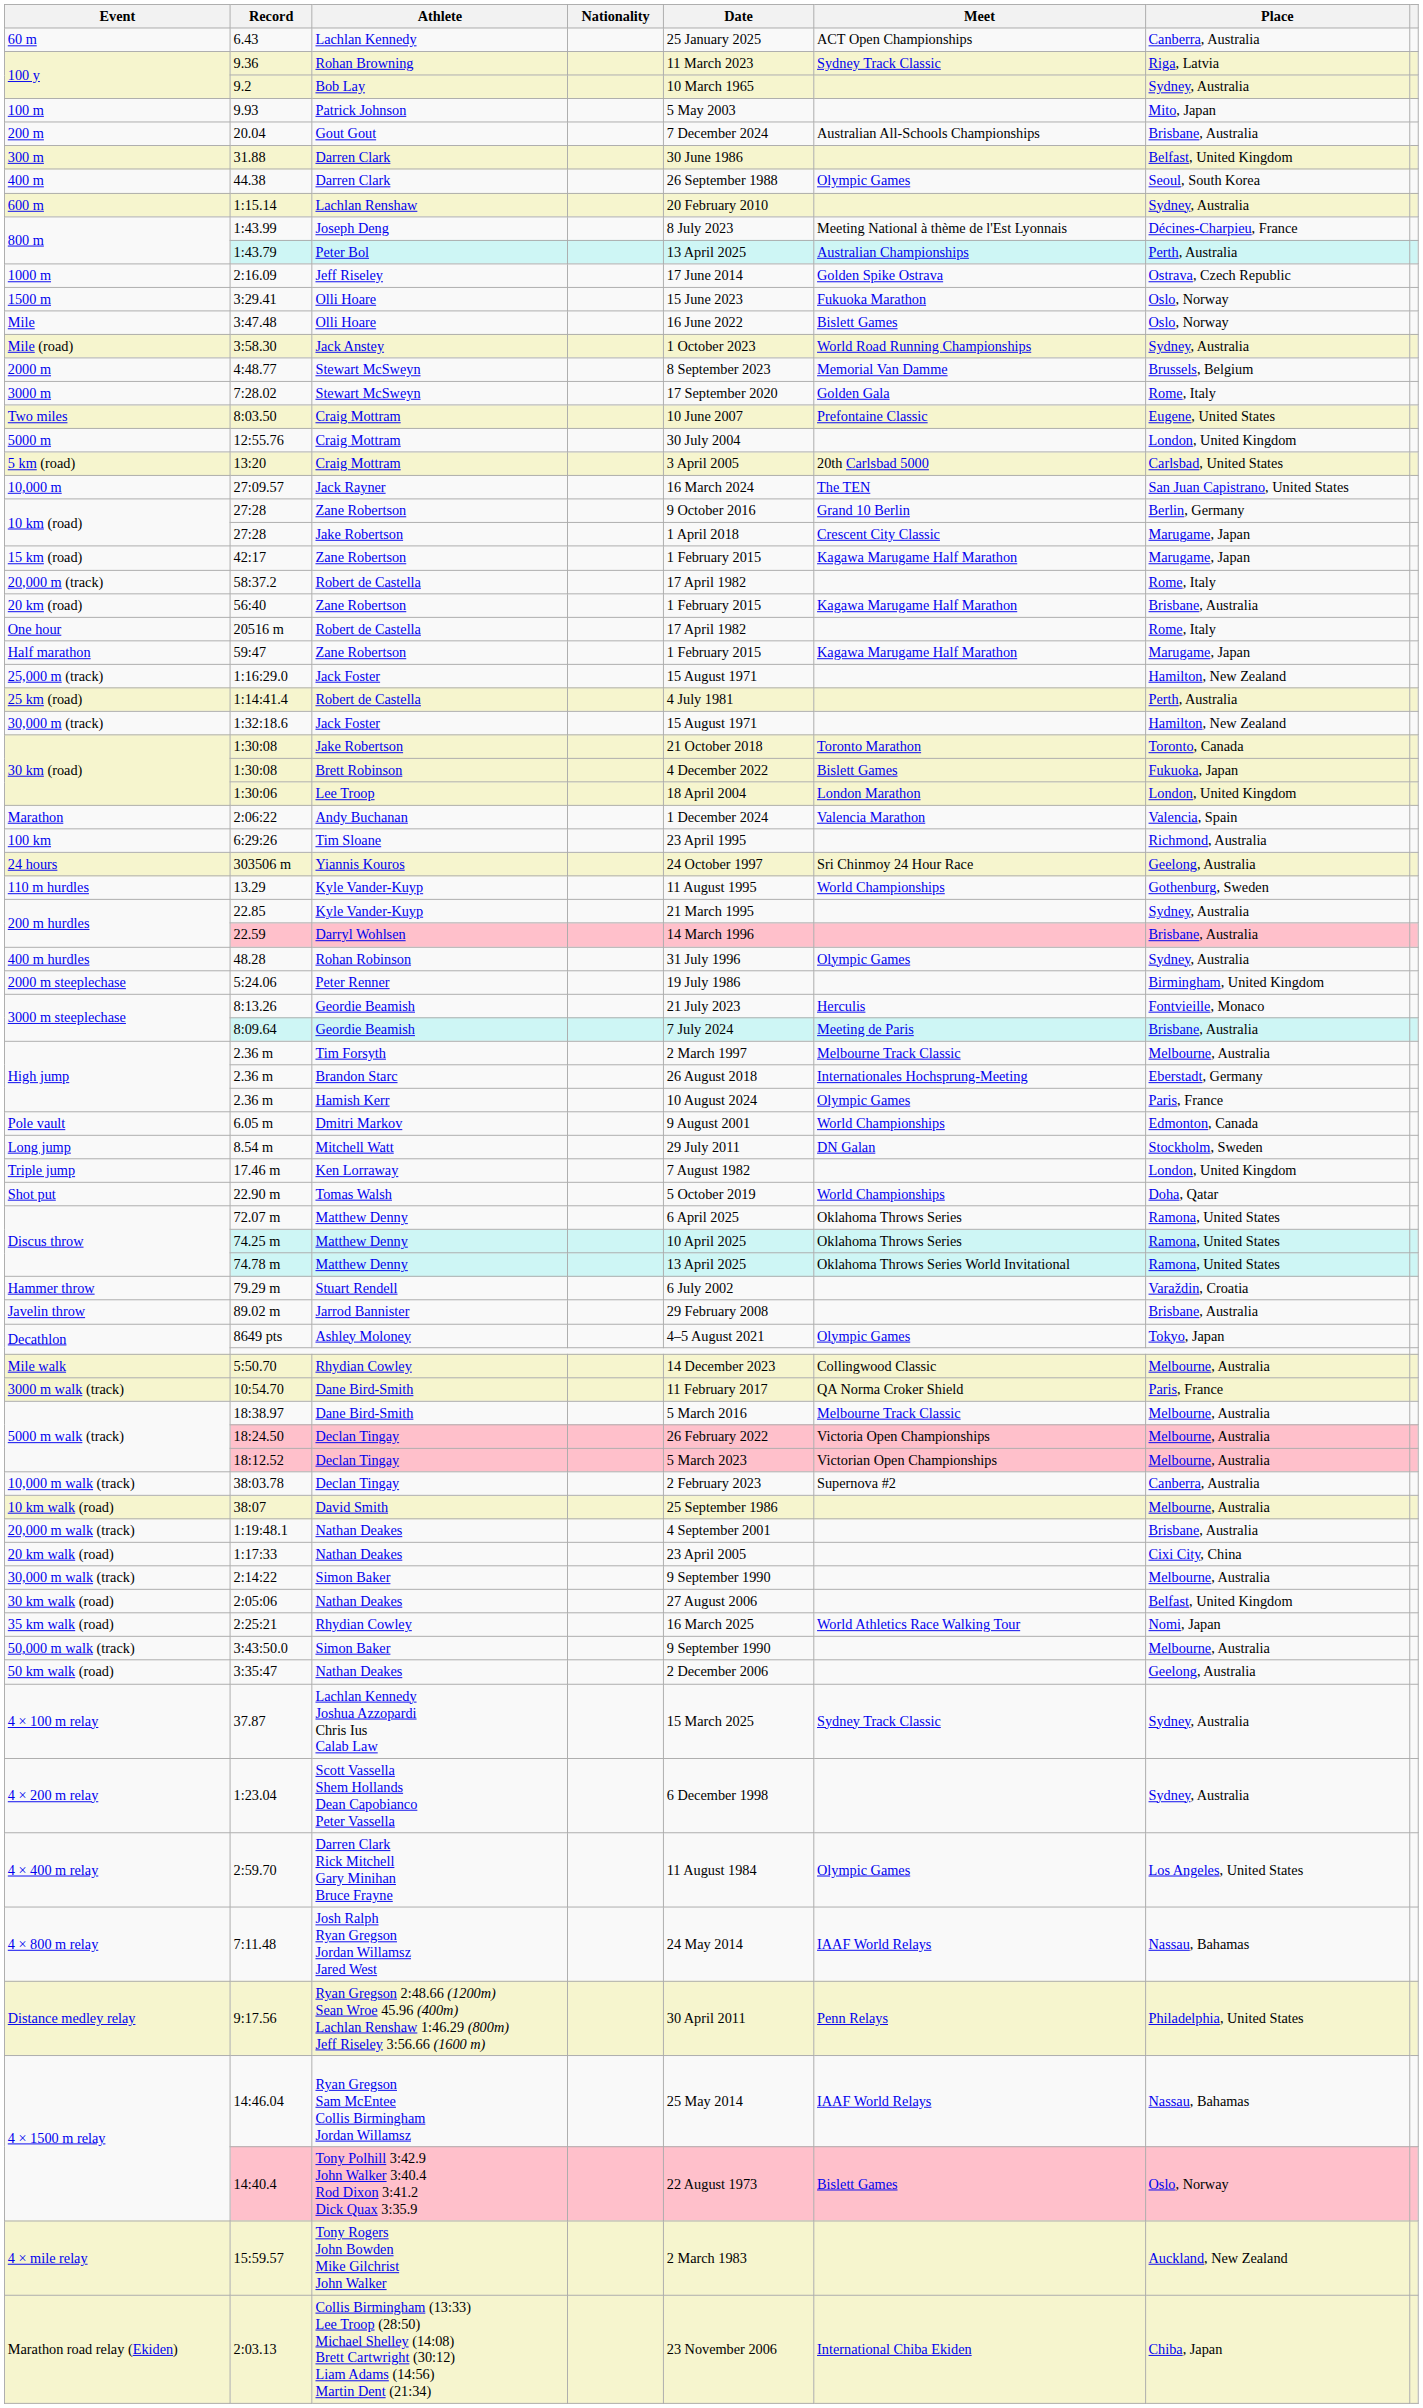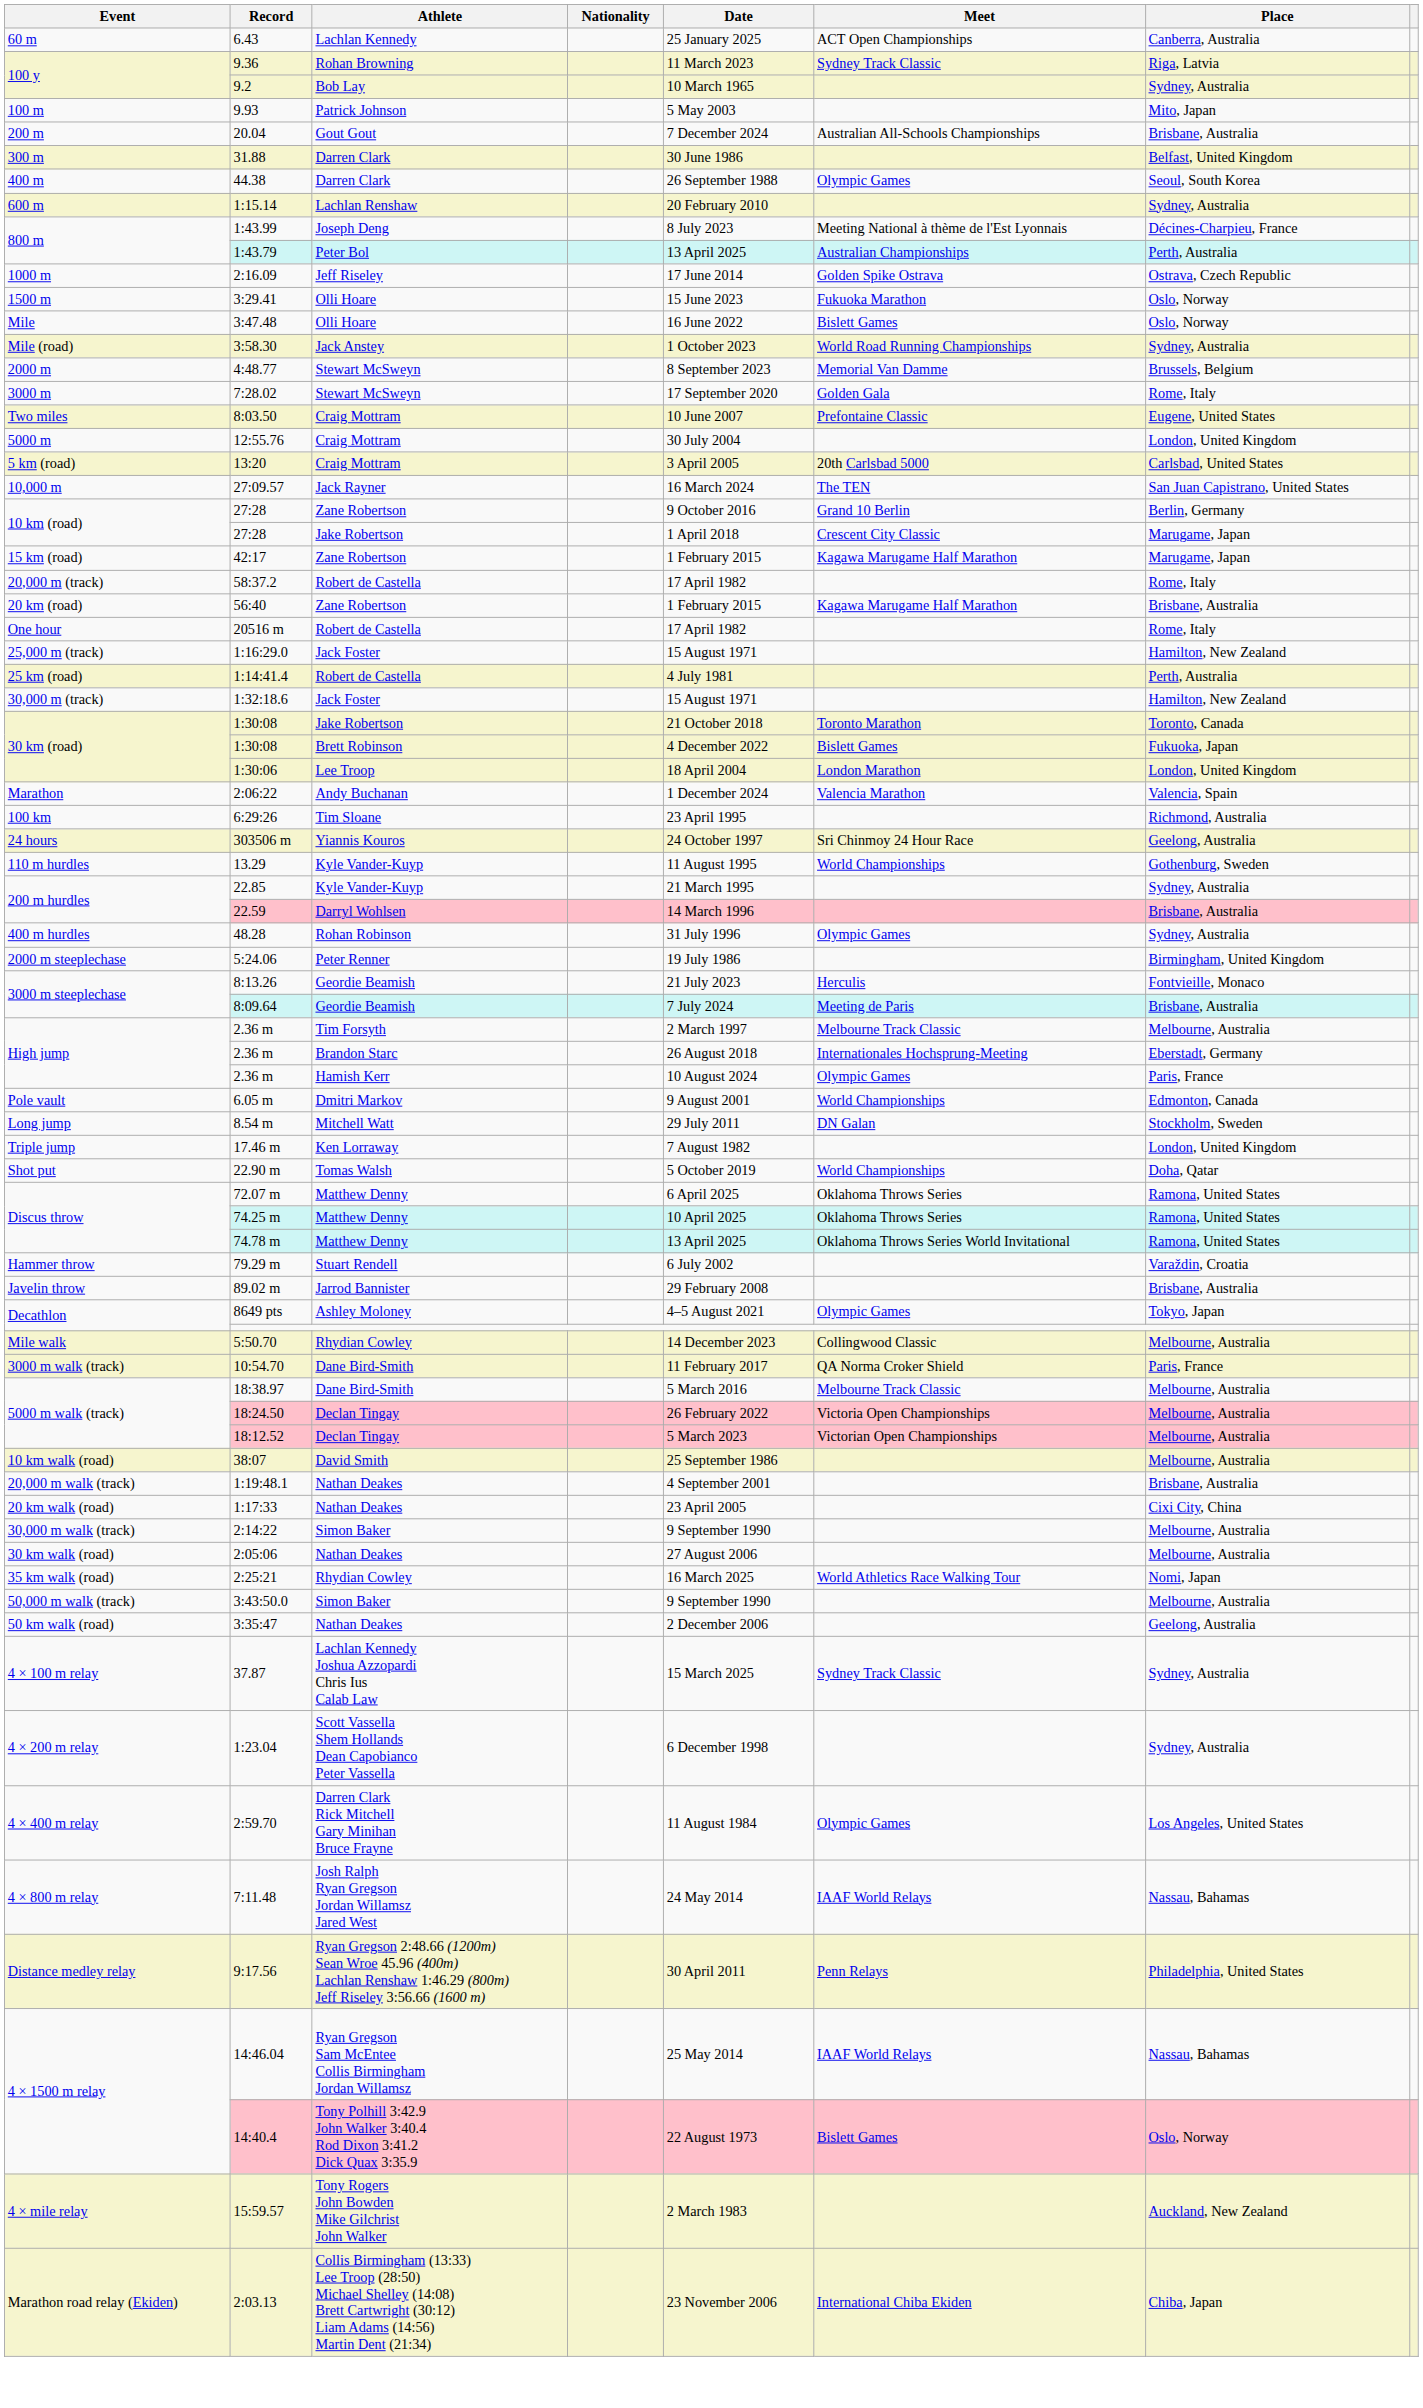- row: (250, 652)
- row: (259, 1483)
(1221, 1601) Belfast, United Kingdom -> (1209, 1554) Melbourne, Australia
